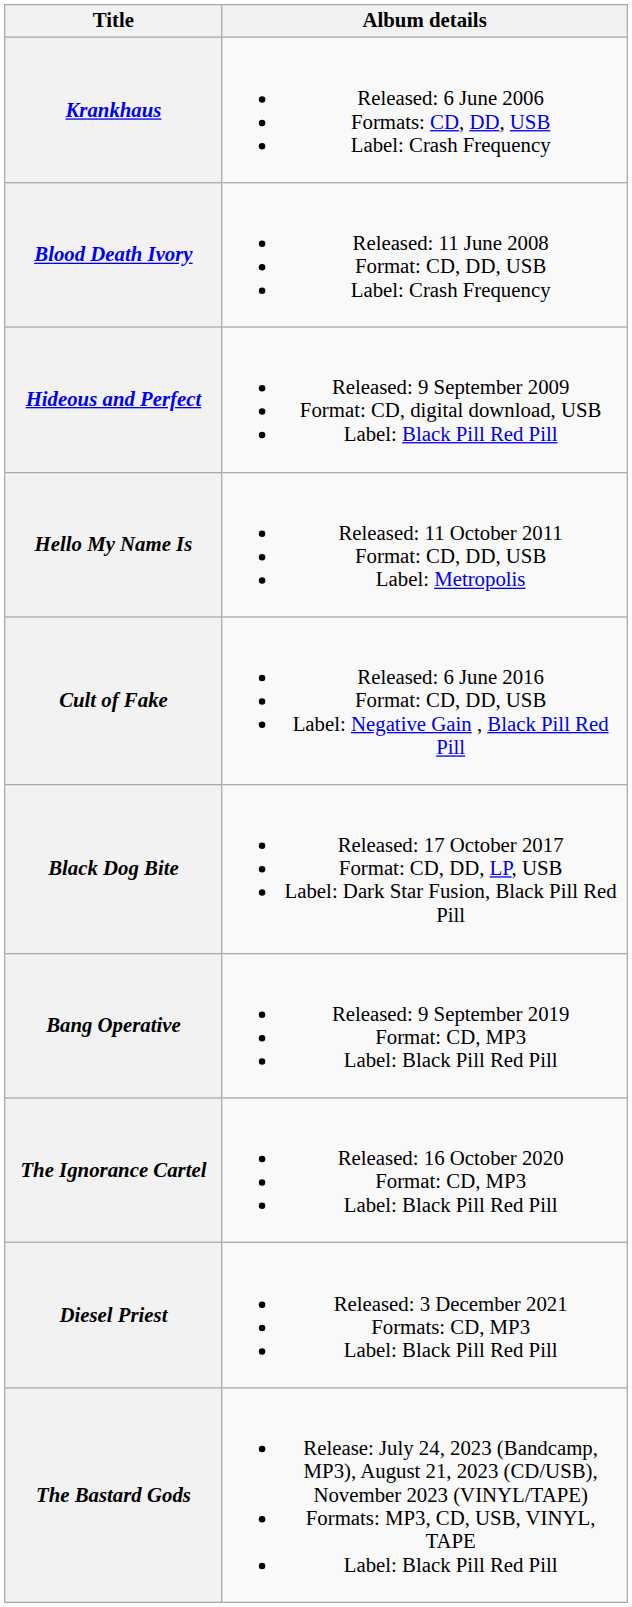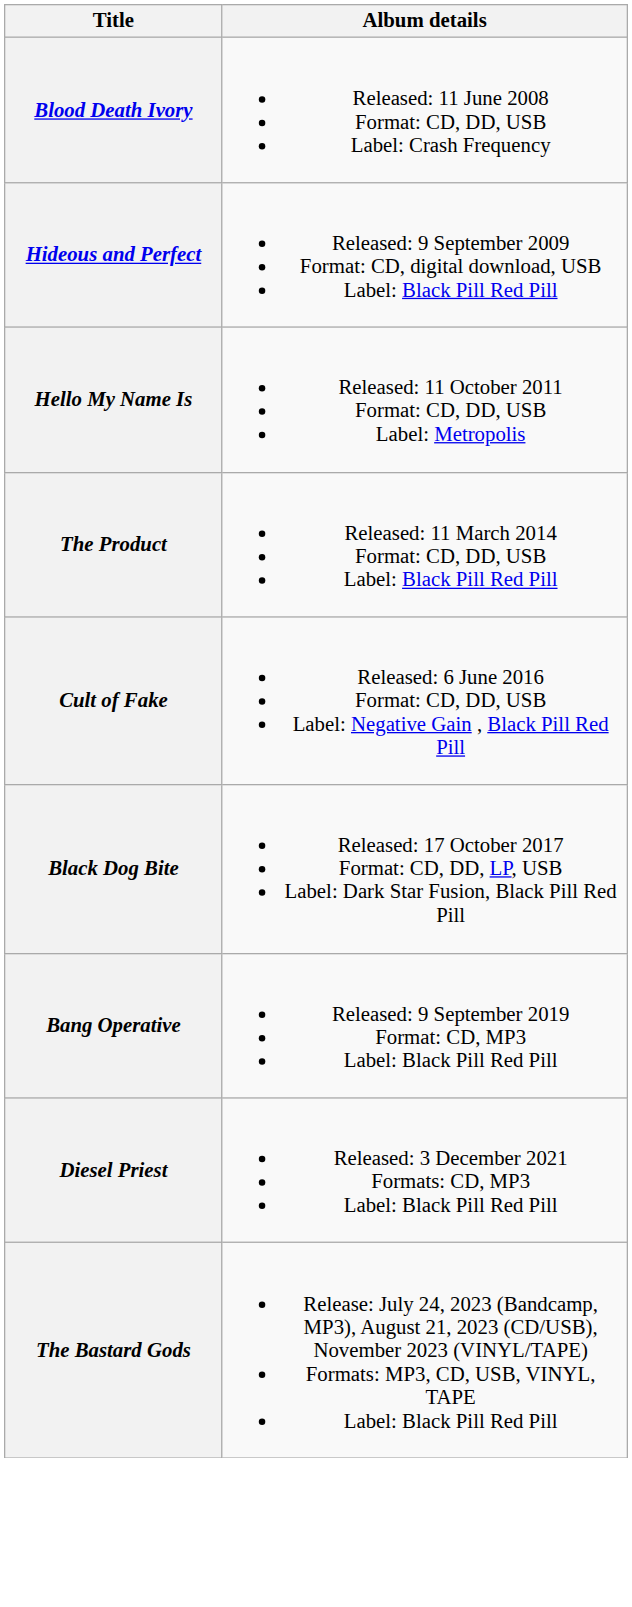- row: (113, 109)
+ row: (113, 544)
- row: (113, 1170)
